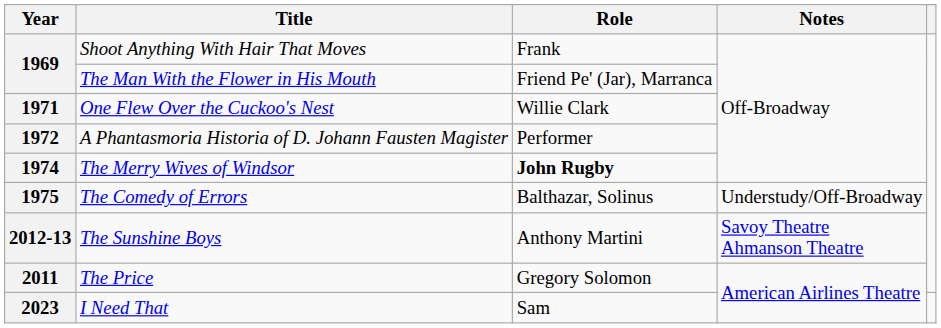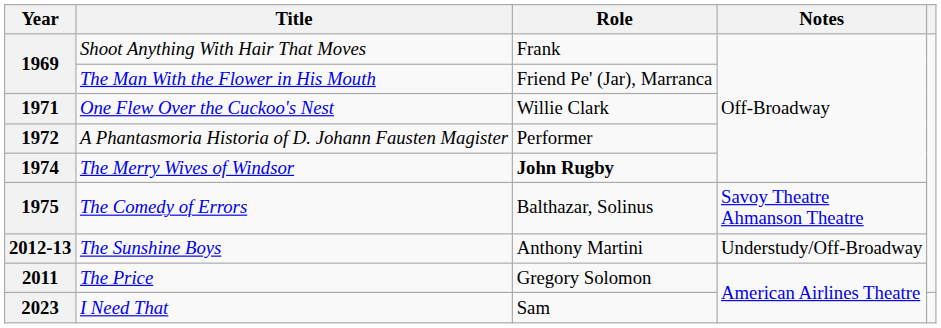(822, 197) Understudy/Off-Broadway -> (792, 208) Savoy Theatre Ahmanson Theatre
(792, 237) Savoy Theatre Ahmanson Theatre -> (822, 248) Understudy/Off-Broadway
